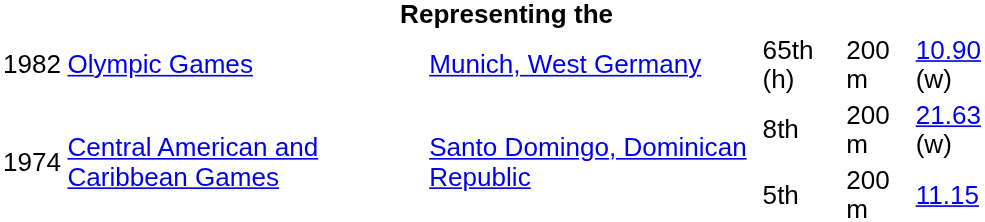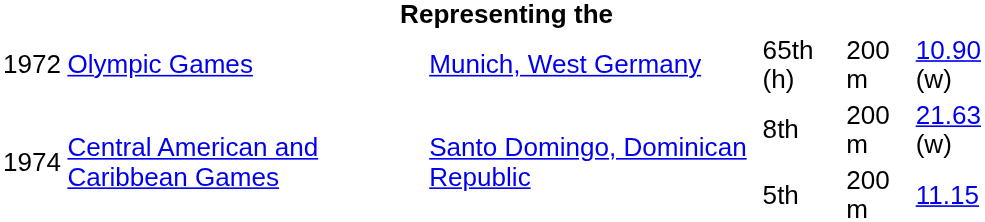(32, 64) 1982 -> (32, 64) 1972
